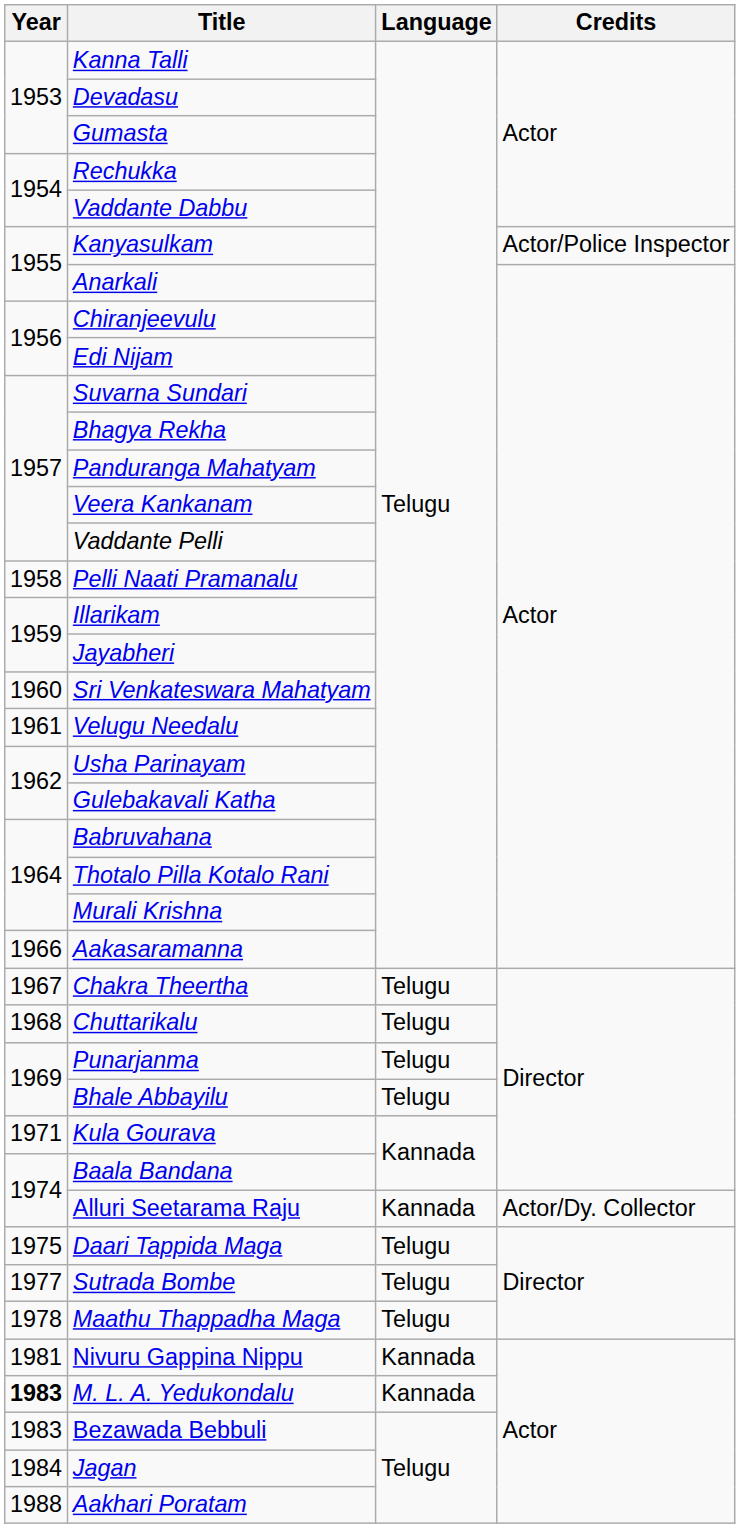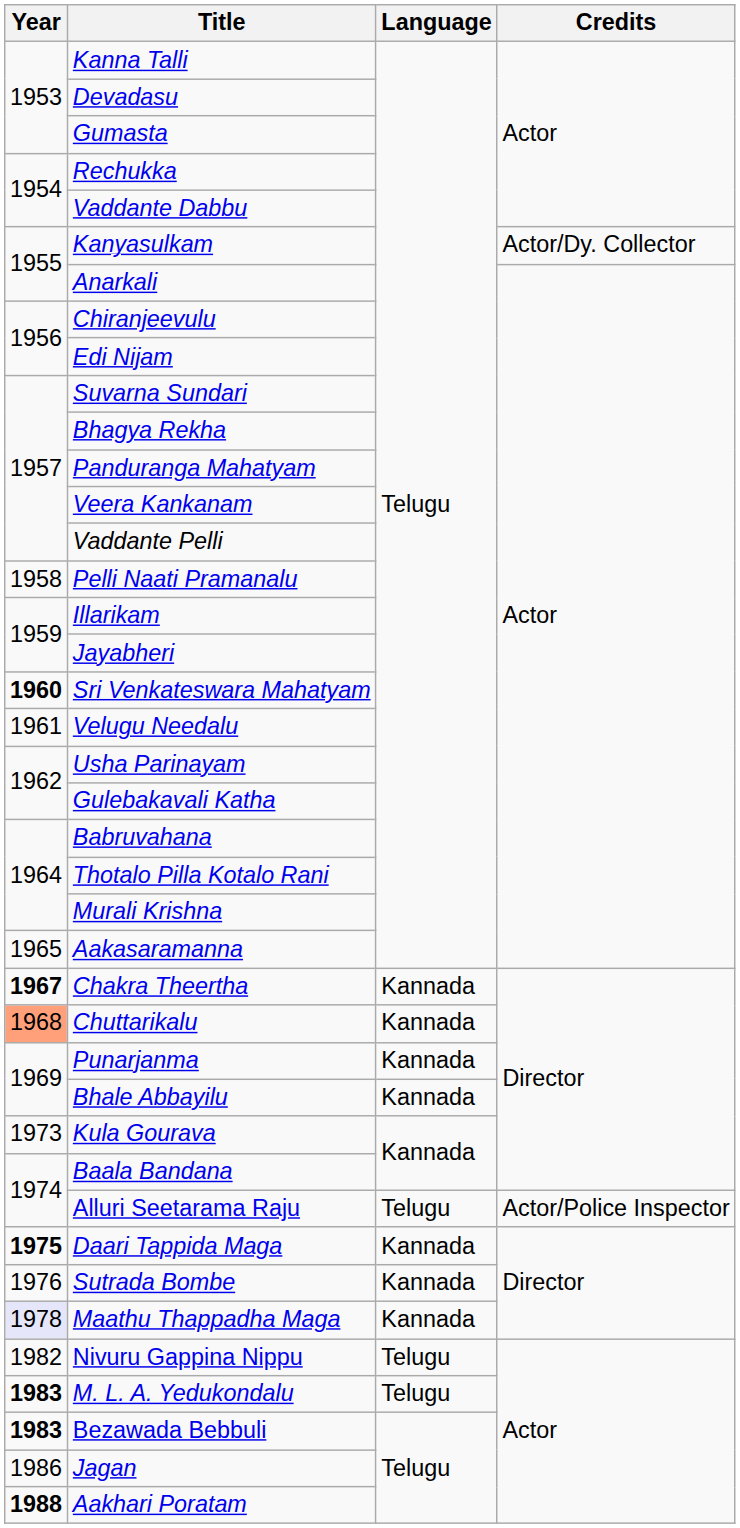(616, 245) Actor/Police Inspector -> (599, 245) Actor/Dy. Collector
(36, 689) normal -> (36, 689) bold
(36, 949) 1966 -> (36, 949) 1965
(36, 986) normal -> (36, 986) bold
(416, 986) Telugu -> (428, 986) Kannada
(36, 1023) no background -> (36, 1023) lightsalmon background
(416, 1023) Telugu -> (428, 1023) Kannada
(416, 1060) Telugu -> (428, 1060) Kannada
(416, 1097) Telugu -> (428, 1097) Kannada
(36, 1134) 1971 -> (36, 1134) 1973
(428, 1208) Kannada -> (416, 1208) Telugu
(599, 1208) Actor/Dy. Collector -> (616, 1208) Actor/Police Inspector
(36, 1245) normal -> (36, 1245) bold
(416, 1245) Telugu -> (428, 1245) Kannada
(36, 1282) 1977 -> (36, 1282) 1976
(416, 1282) Telugu -> (428, 1282) Kannada
(36, 1319) no background -> (36, 1319) lavender background
(416, 1319) Telugu -> (428, 1319) Kannada
(36, 1356) 1981 -> (36, 1356) 1982
(428, 1356) Kannada -> (416, 1356) Telugu
(428, 1393) Kannada -> (416, 1393) Telugu
(36, 1430) normal -> (36, 1430) bold
(36, 1467) 1984 -> (36, 1467) 1986
(36, 1504) normal -> (36, 1504) bold
